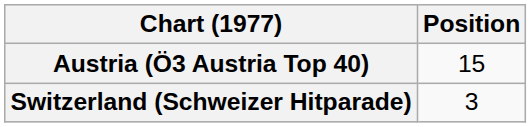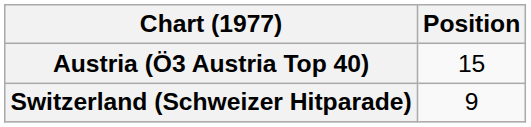(472, 102) 3 -> (472, 102) 9
